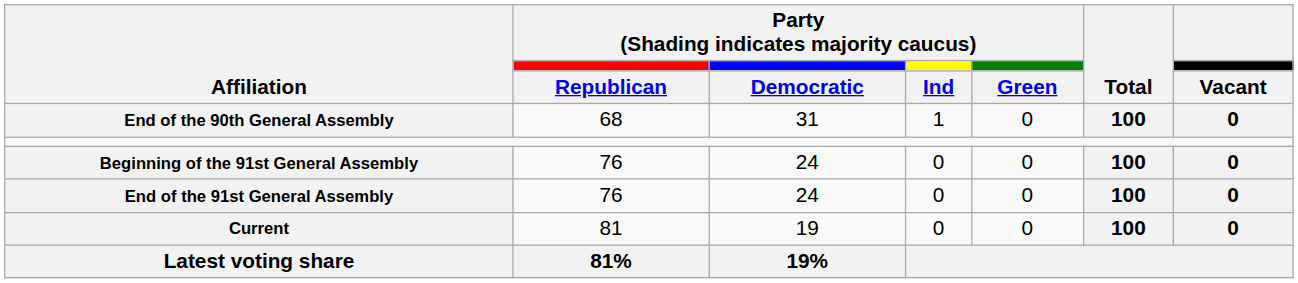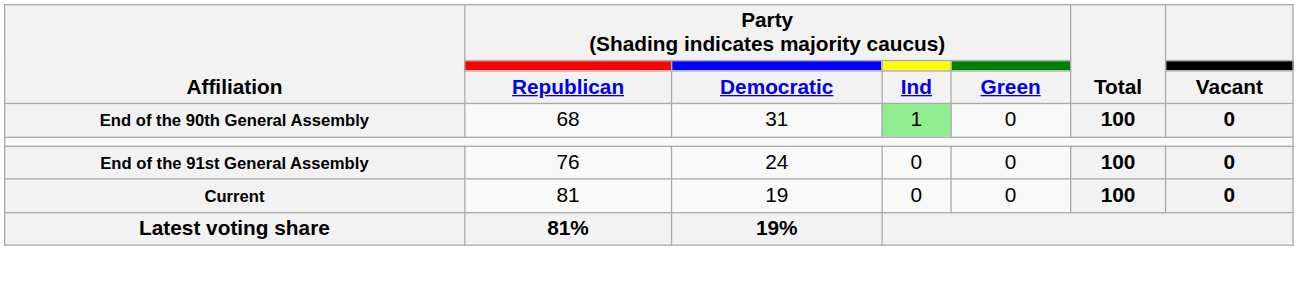(939, 119) no background -> (916, 119) lightgreen background
- row: (259, 163)
